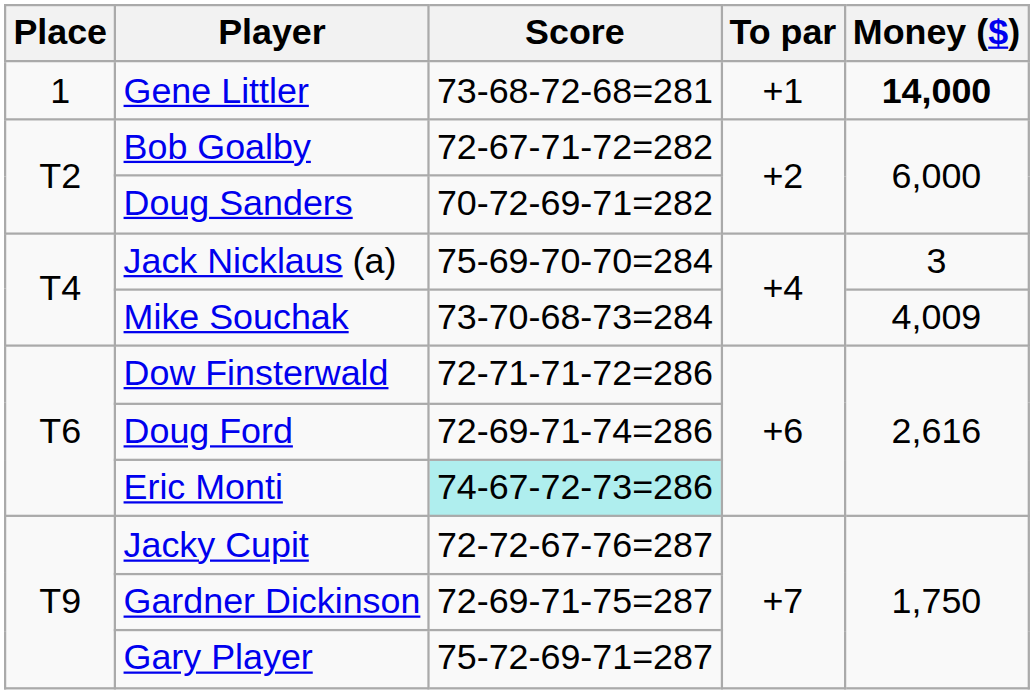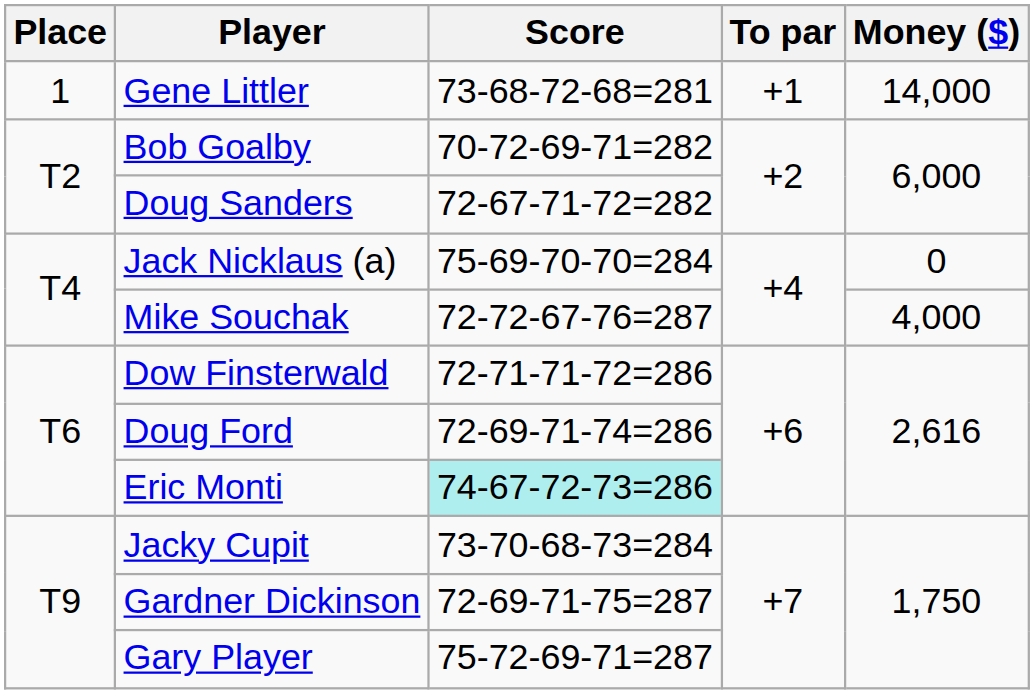(936, 89) bold -> (936, 89) normal
(575, 146) 72-67-71-72=282 -> (575, 146) 70-72-69-71=282
(575, 203) 70-72-69-71=282 -> (575, 203) 72-67-71-72=282
(936, 260) 3 -> (936, 260) 0
(575, 317) 73-70-68-73=284 -> (575, 317) 72-72-67-76=287
(936, 317) 4,009 -> (936, 317) 4,000
(575, 544) 72-72-67-76=287 -> (575, 544) 73-70-68-73=284
